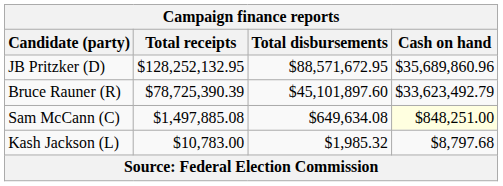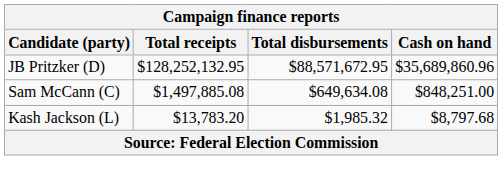- row: (64, 92)
(455, 117) lightyellow background -> (455, 92) no background
(209, 142) $10,783.00 -> (209, 117) $13,783.20
